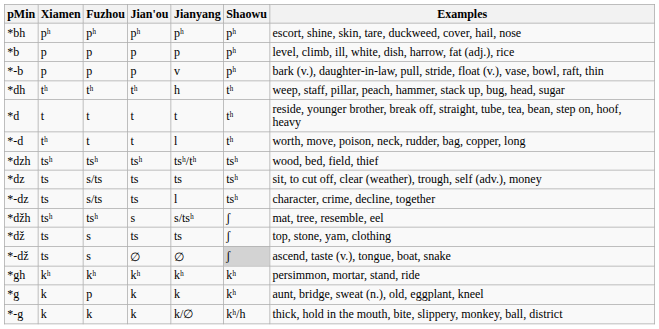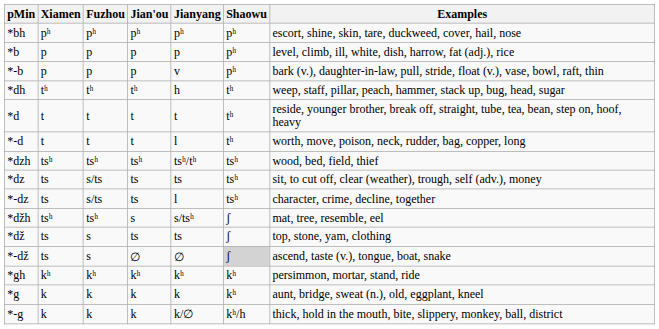(44, 141) tʰ -> (42, 141) t
(89, 294) p -> (89, 294) k
